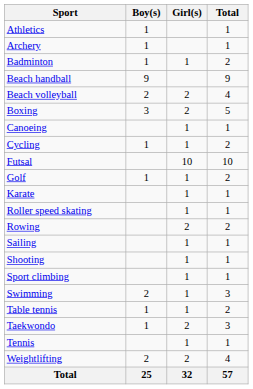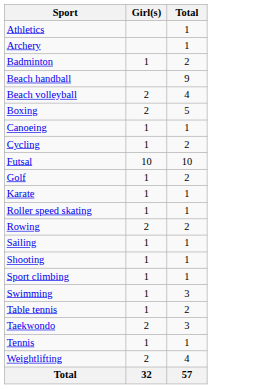- column: (146, 12)
